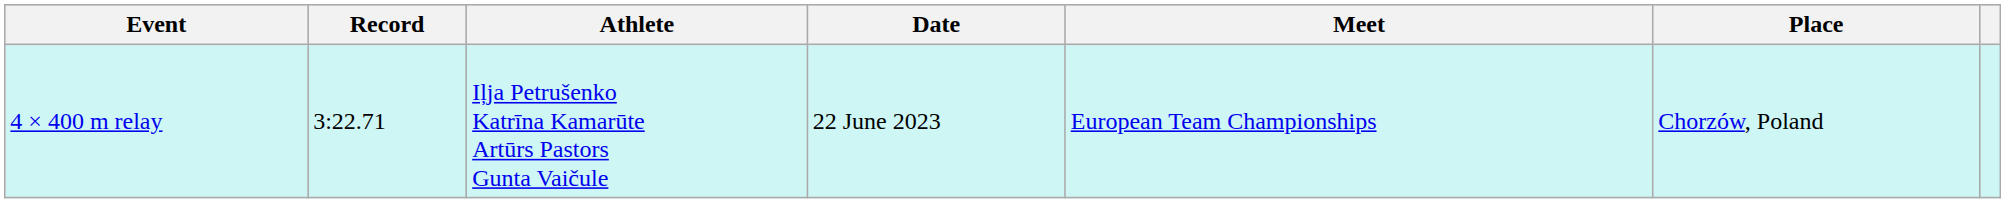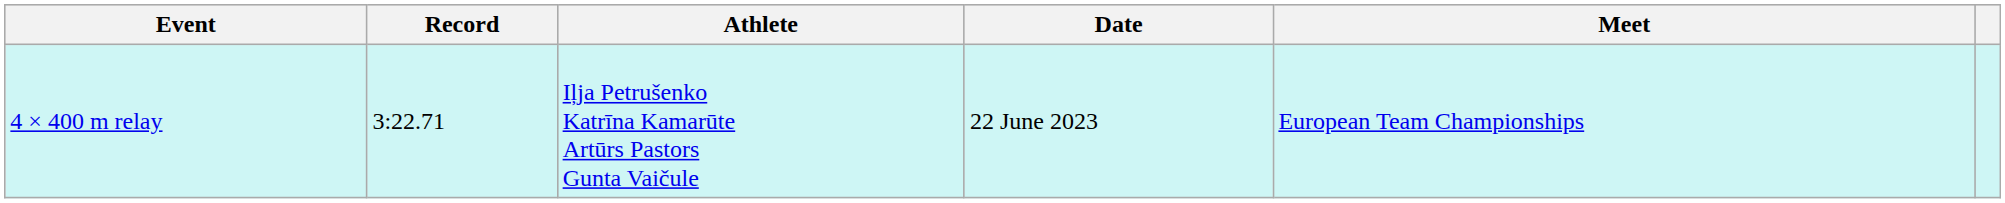- column: (1816, 24)
